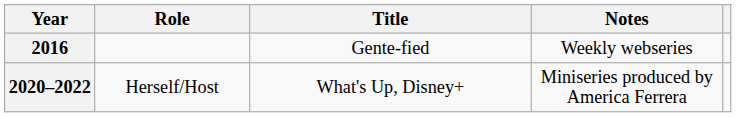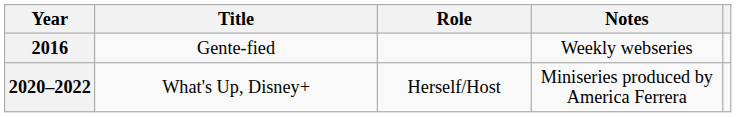columns swapped: (390, 18) <-> (172, 18)
